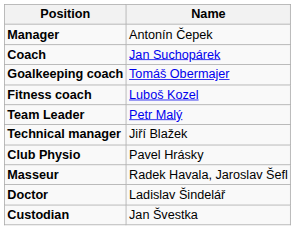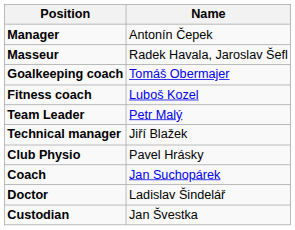rows swapped: (27, 54) <-> (33, 174)
